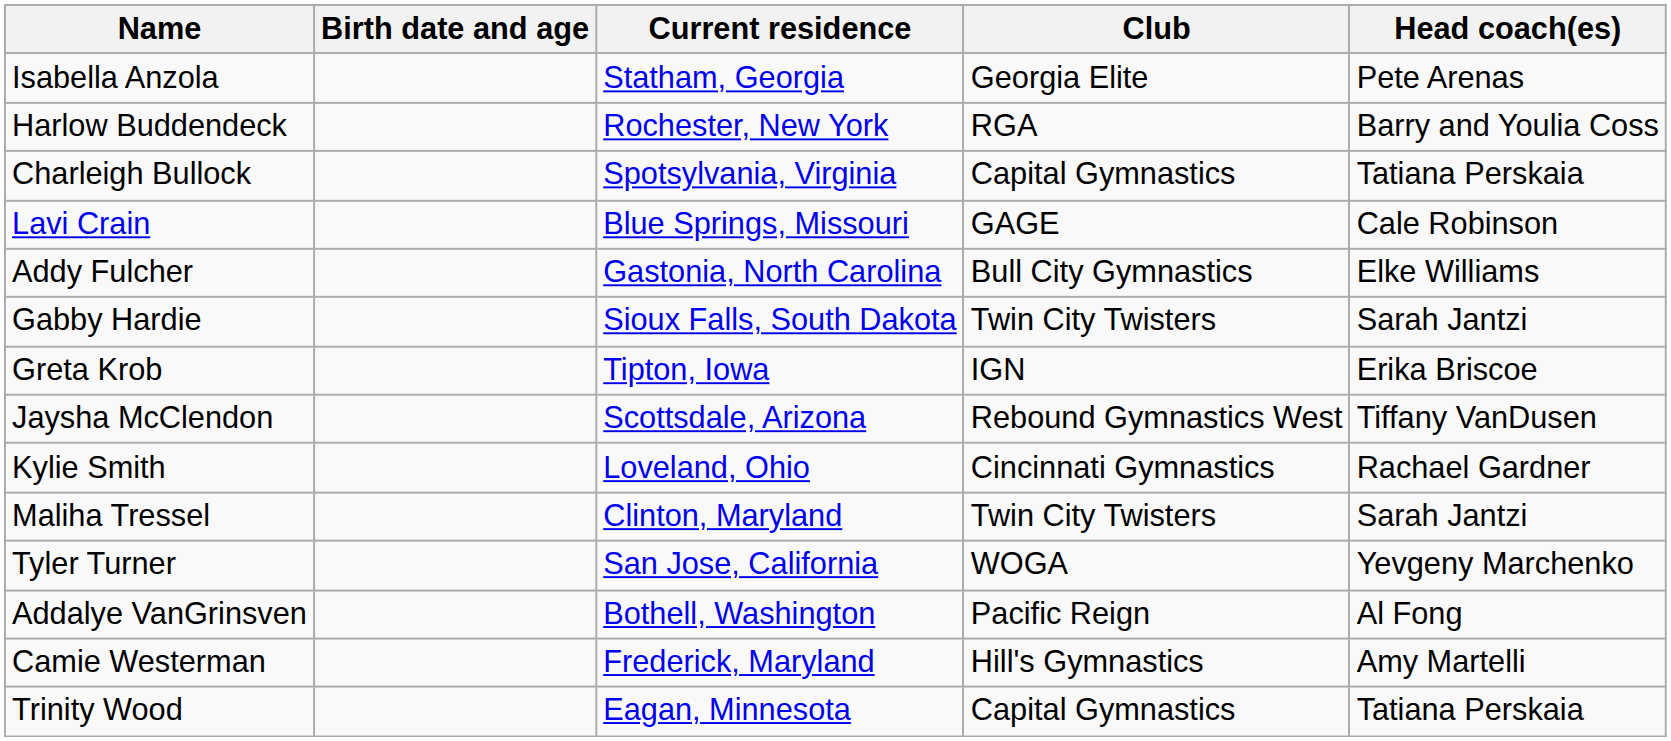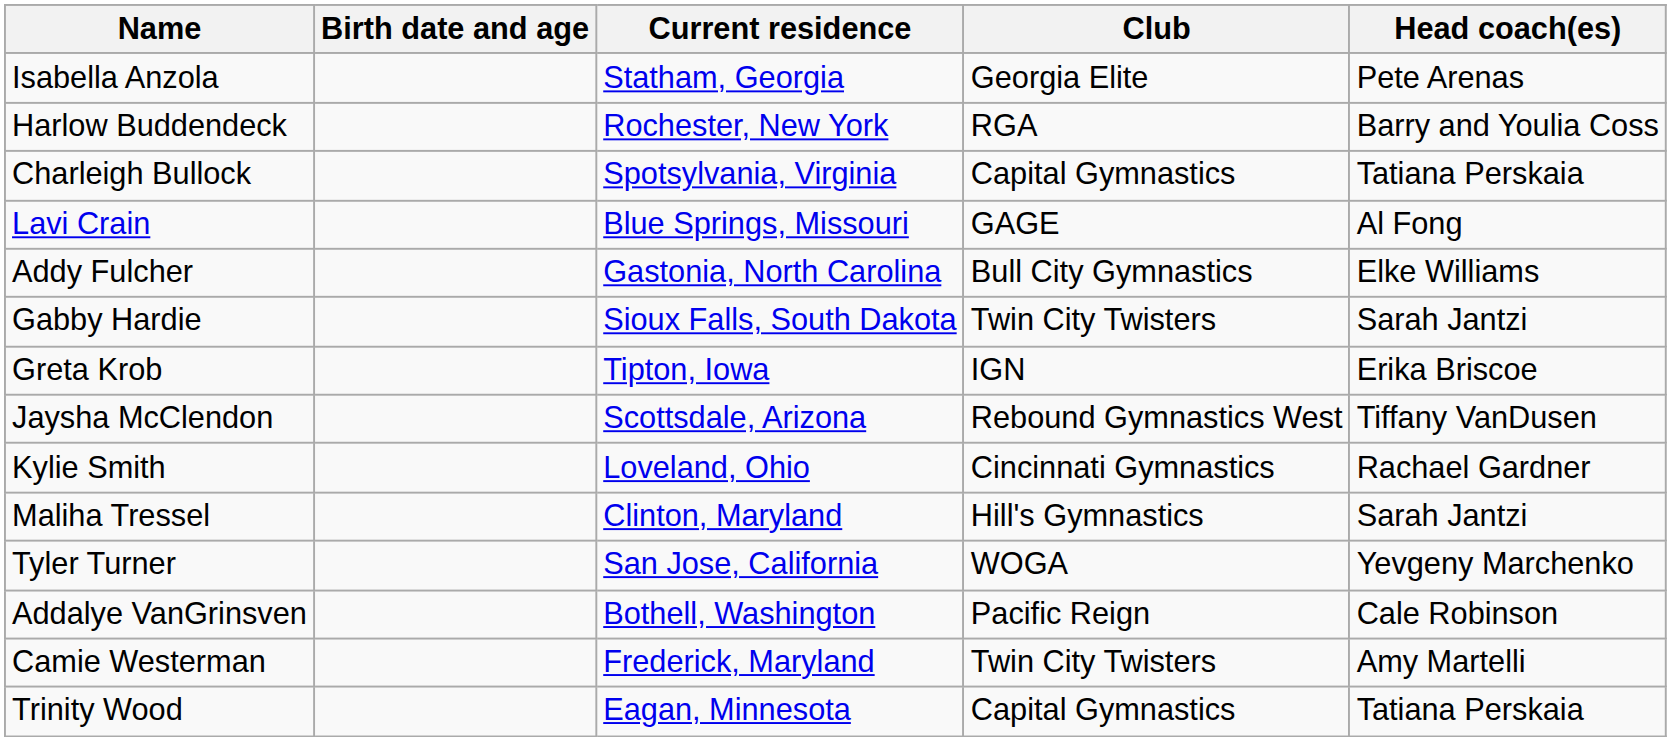(1457, 223) Cale Robinson -> (1410, 223) Al Fong
(1093, 516) Twin City Twisters -> (1087, 516) Hill's Gymnastics
(1410, 613) Al Fong -> (1457, 613) Cale Robinson
(1087, 662) Hill's Gymnastics -> (1093, 662) Twin City Twisters
